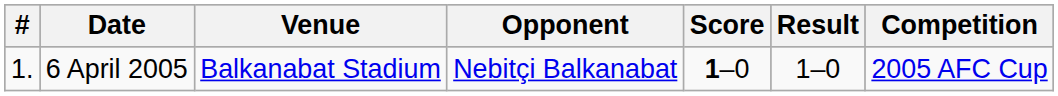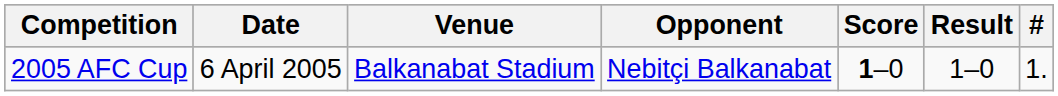columns swapped: (22, 25) <-> (960, 25)
